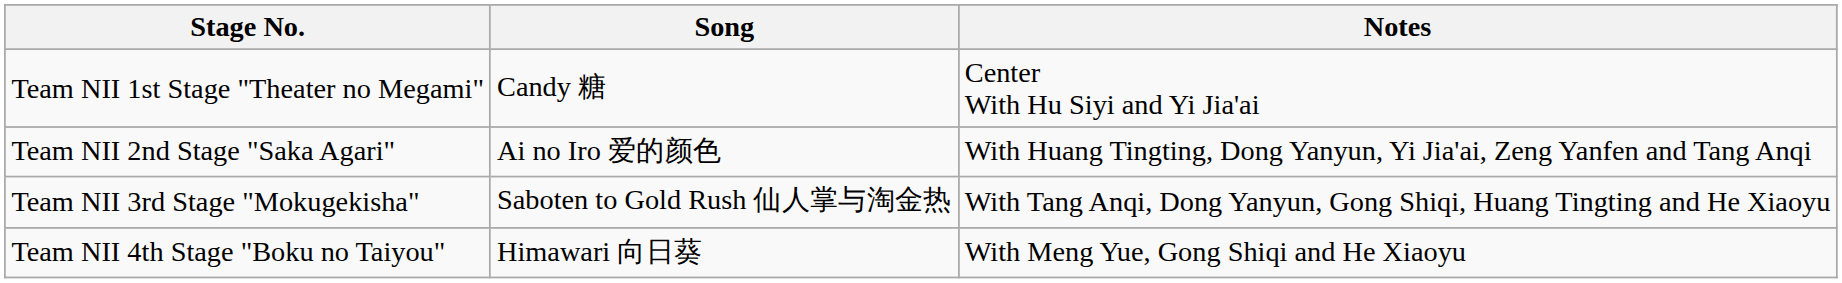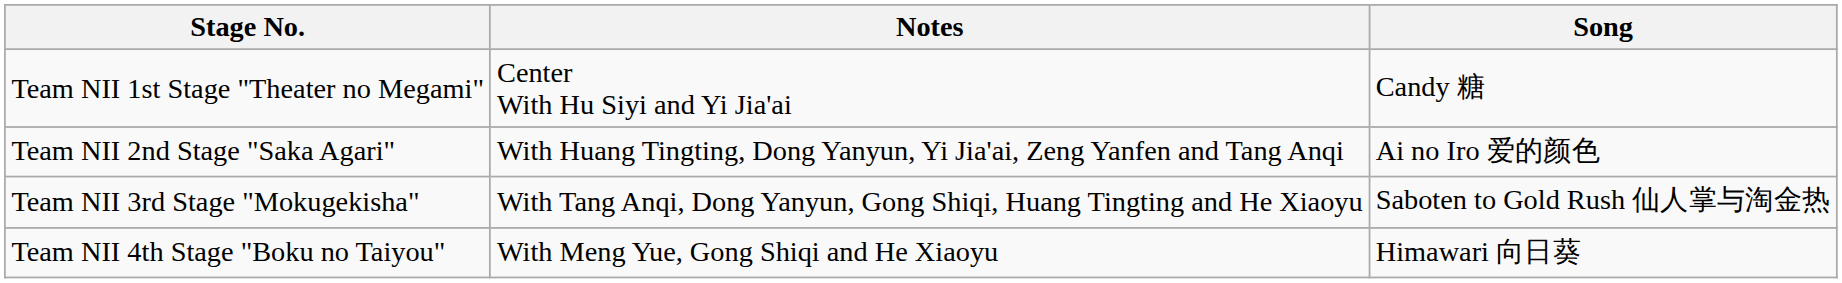columns swapped: (724, 26) <-> (1398, 26)
